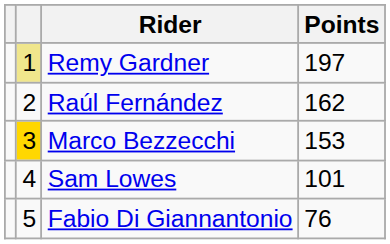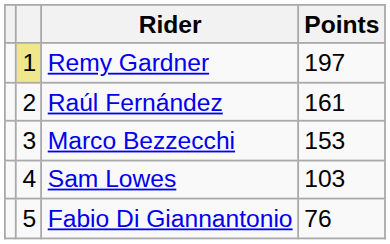(325, 102) 162 -> (325, 102) 161
(29, 140) gold background -> (29, 140) no background
(325, 179) 101 -> (325, 179) 103
